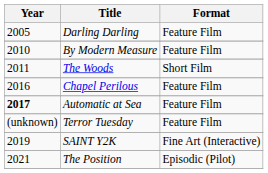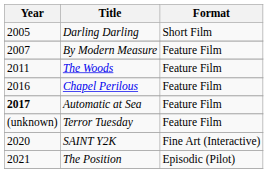(192, 31) Feature Film -> (187, 31) Short Film
(19, 50) 2010 -> (19, 50) 2007
(187, 68) Short Film -> (192, 68) Feature Film
(19, 141) 2019 -> (19, 141) 2020
